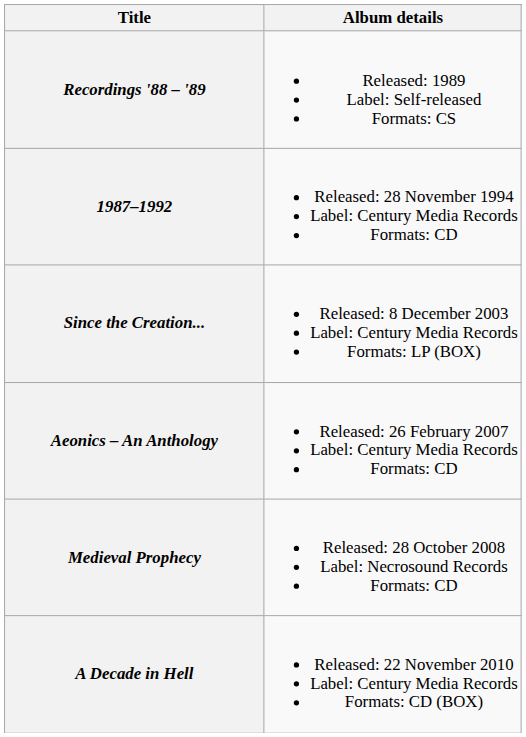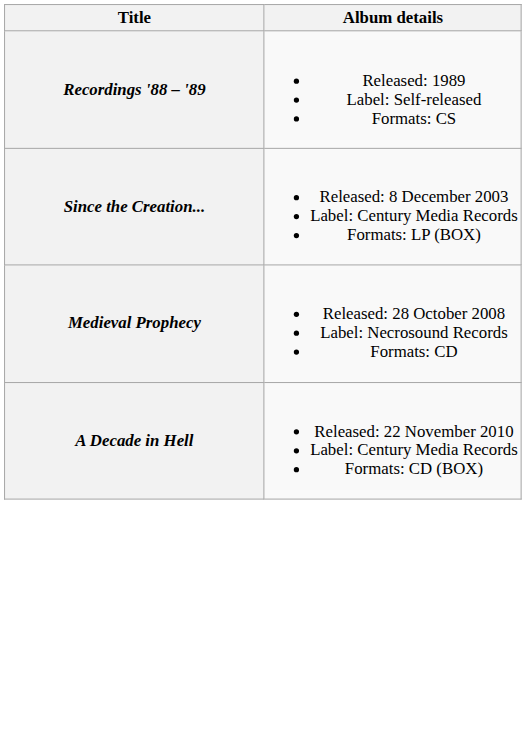- row: (134, 206)
- row: (134, 440)
